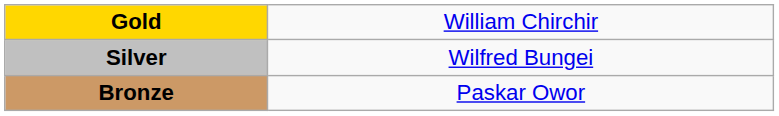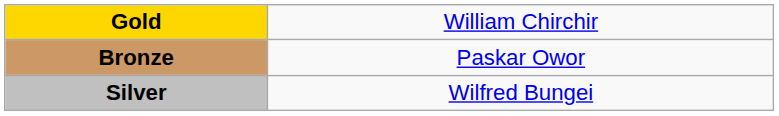rows swapped: (136, 57) <-> (136, 92)
